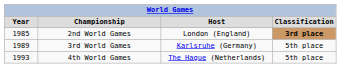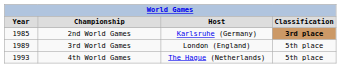(217, 33) London (England) -> (217, 33) Karlsruhe (Germany)
(217, 45) Karlsruhe (Germany) -> (217, 45) London (England)
